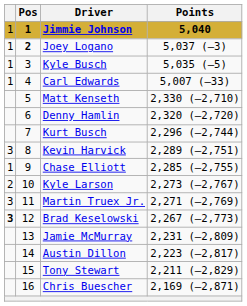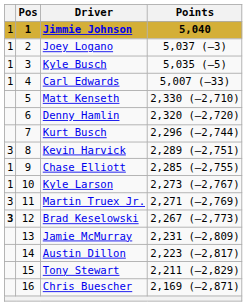(28, 48) bold -> (28, 48) normal
(10, 185) 2 -> (10, 185) 1
